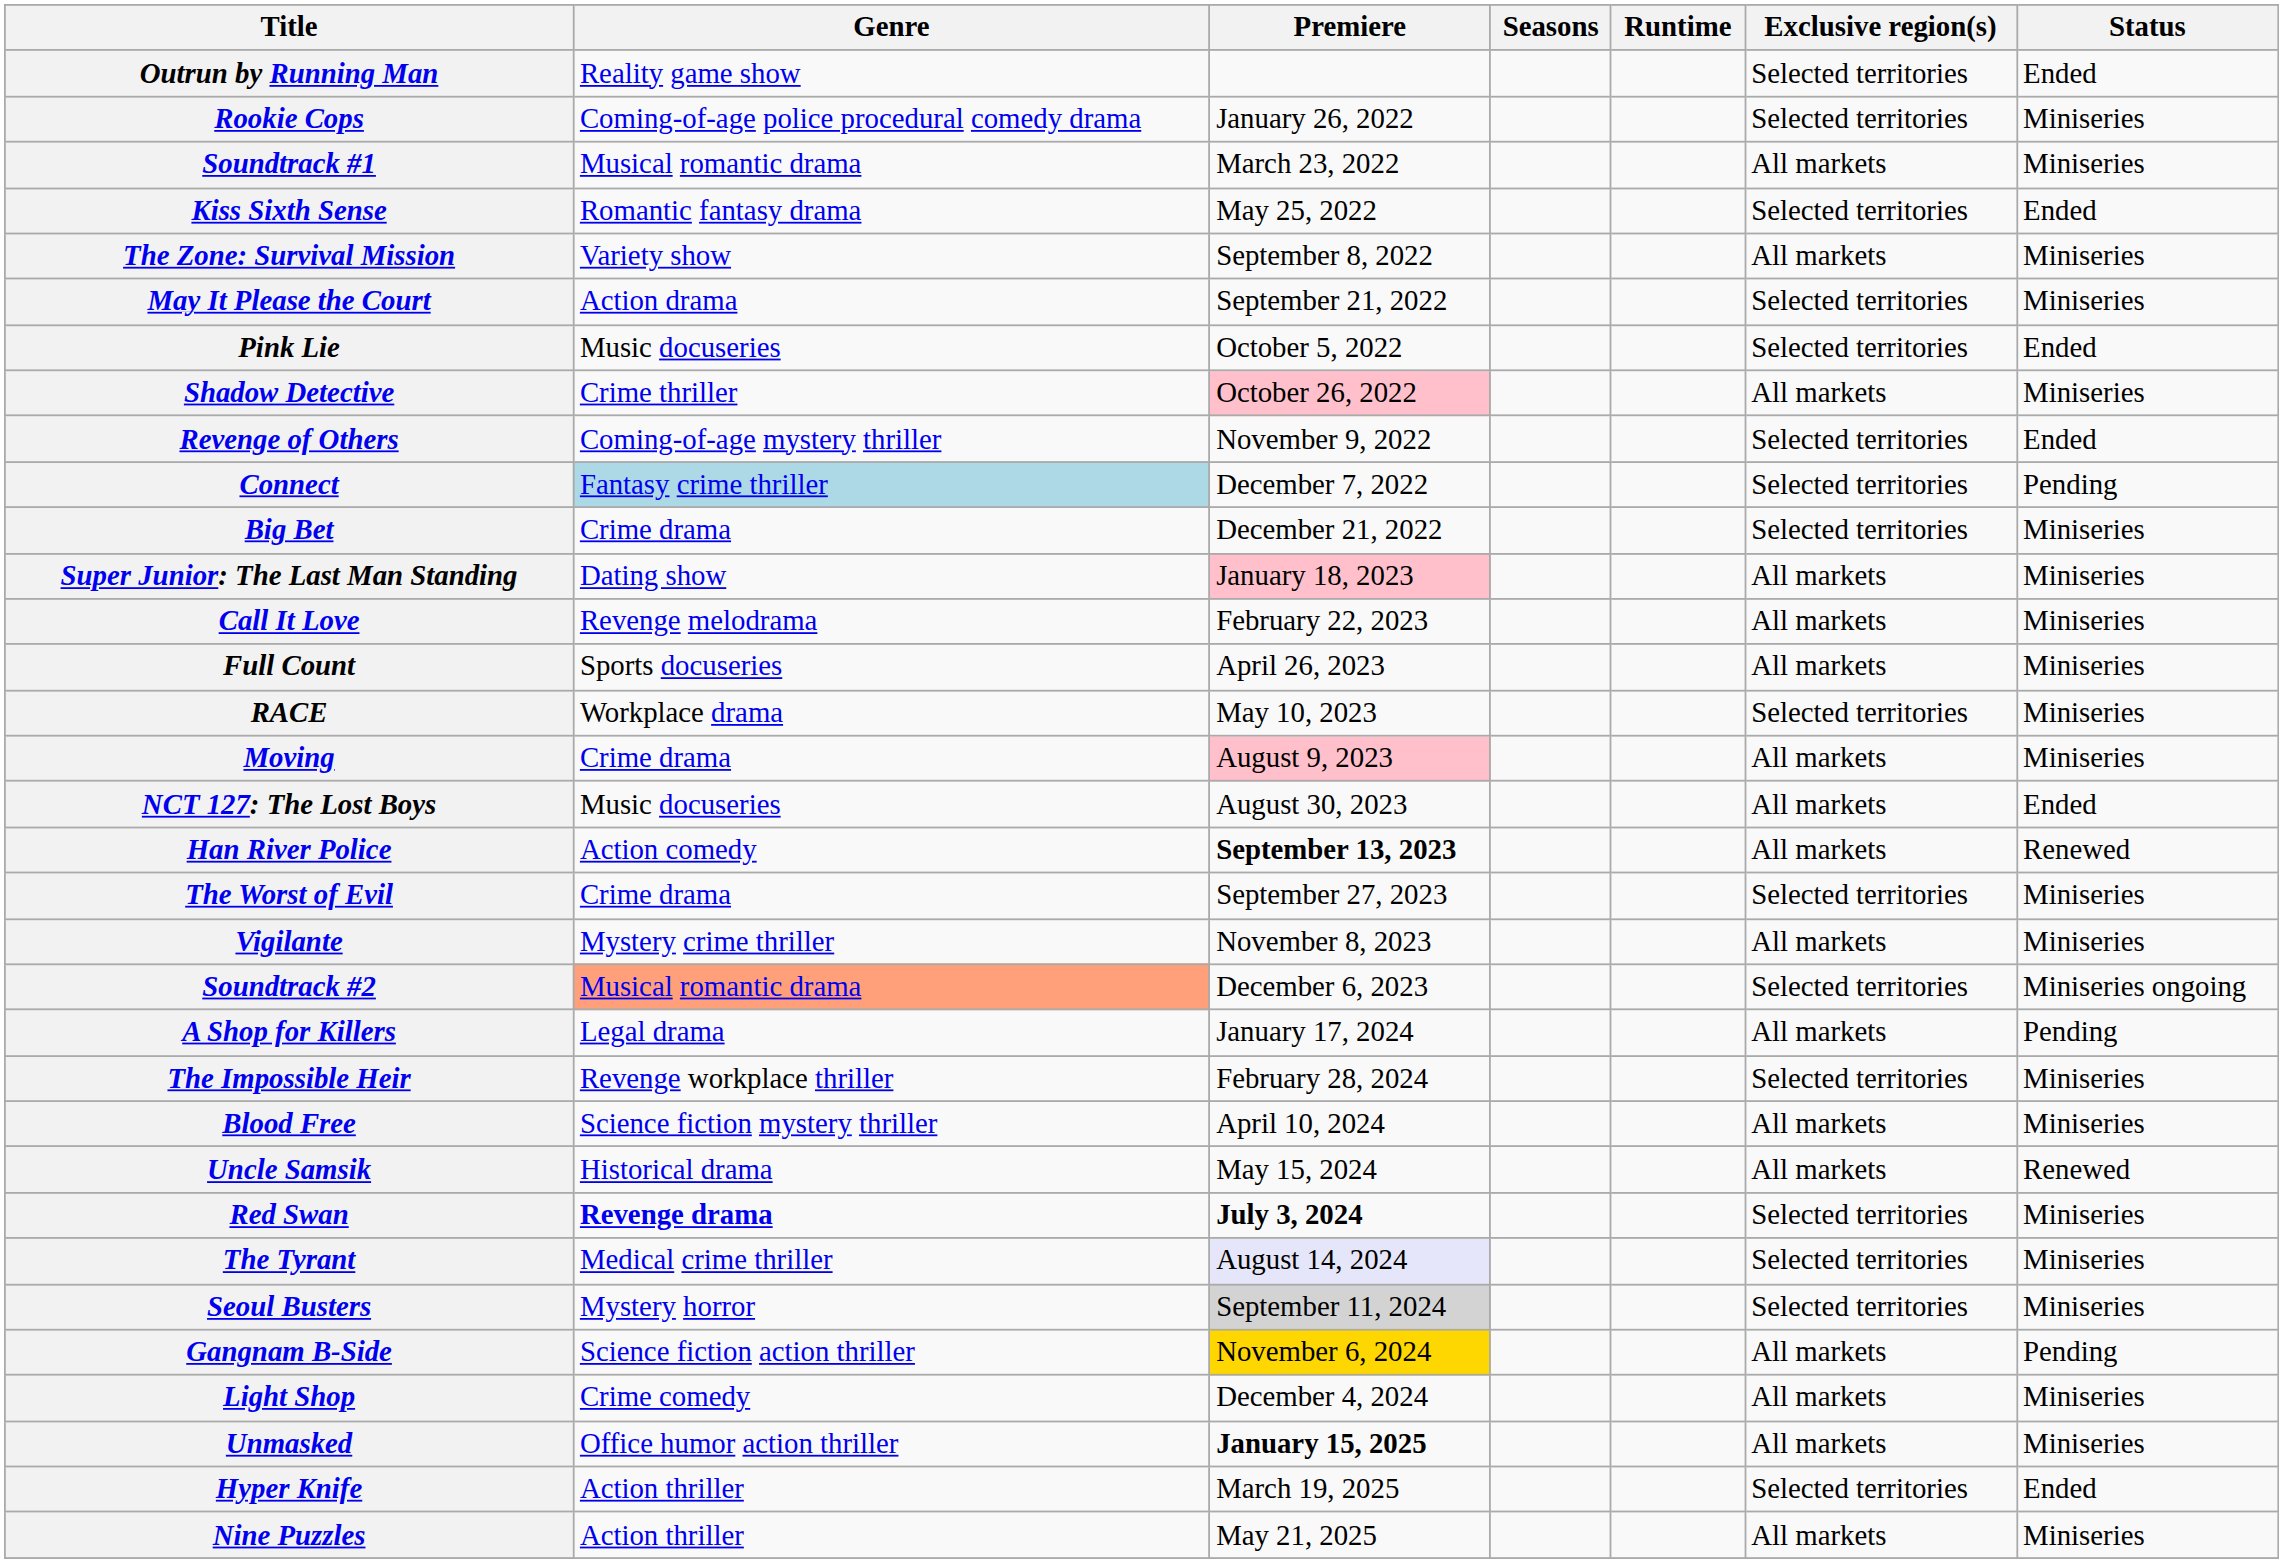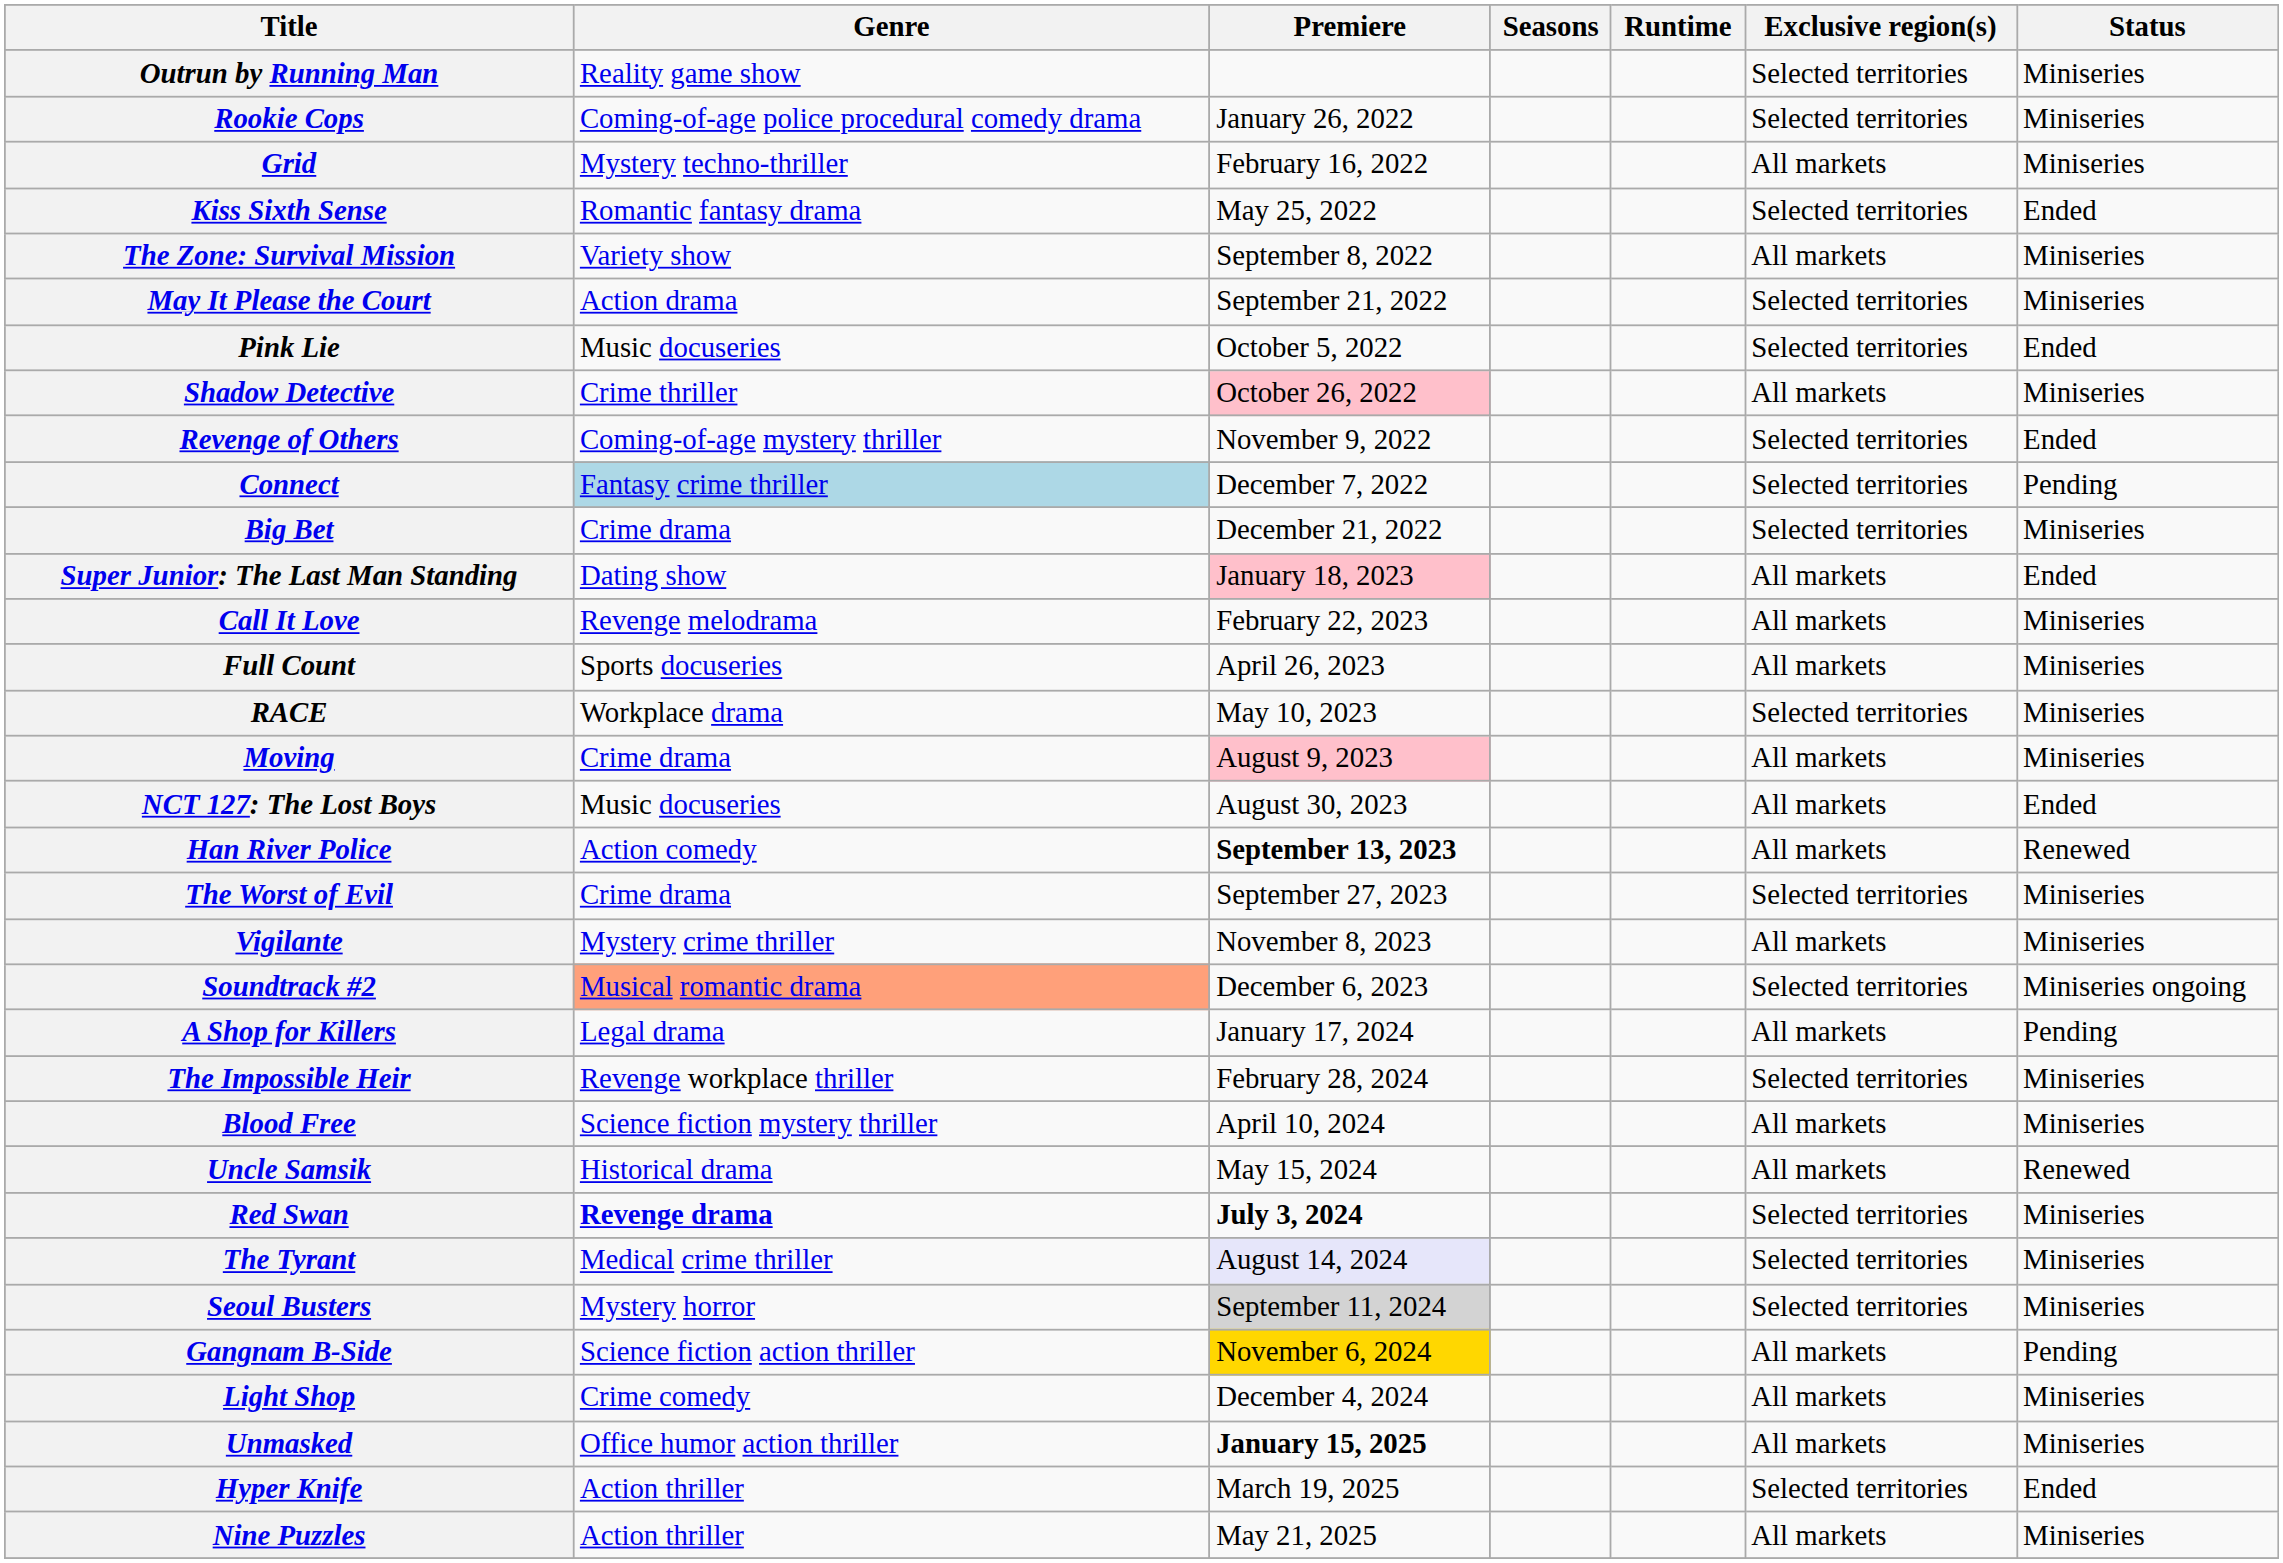(2060, 73) Ended -> (2084, 73) Miniseries
+ row: (289, 164)
- row: (289, 164)
(2084, 575) Miniseries -> (2060, 575) Ended
